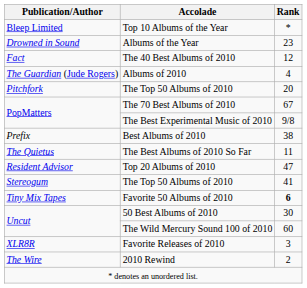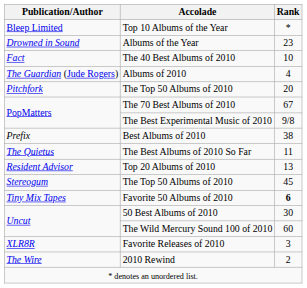(288, 58) 12 -> (288, 58) 10
(288, 167) 47 -> (288, 167) 13
(288, 182) 41 -> (288, 182) 45
